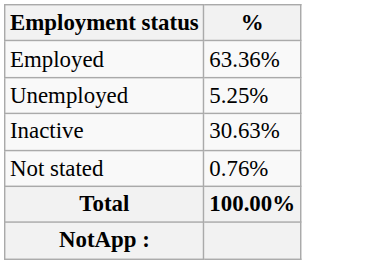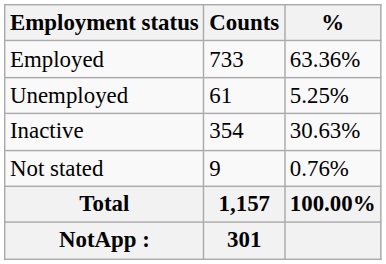+ column: (244, 22)
